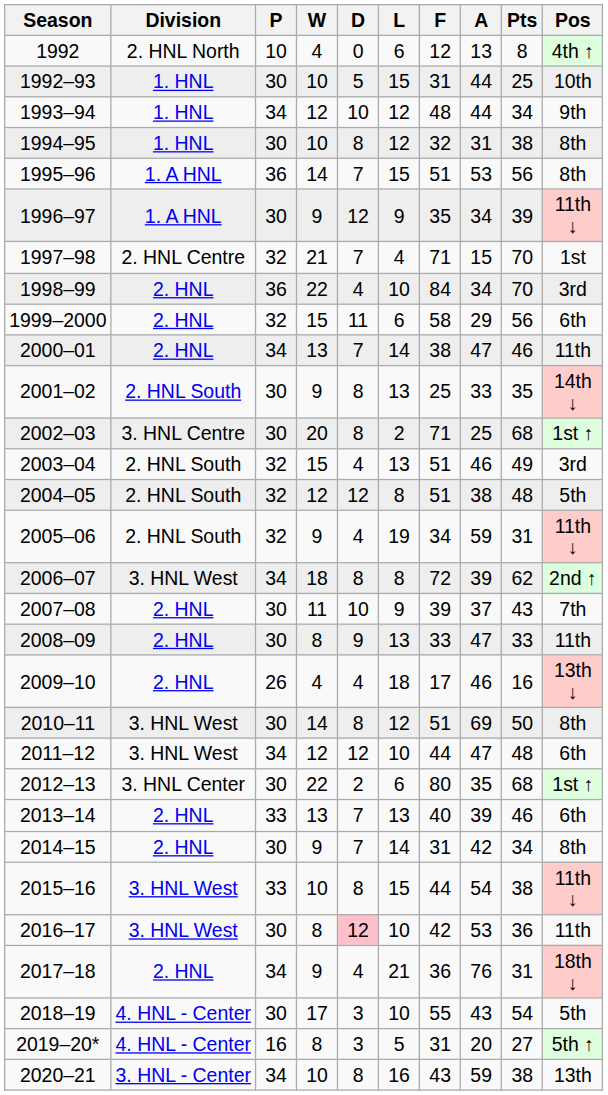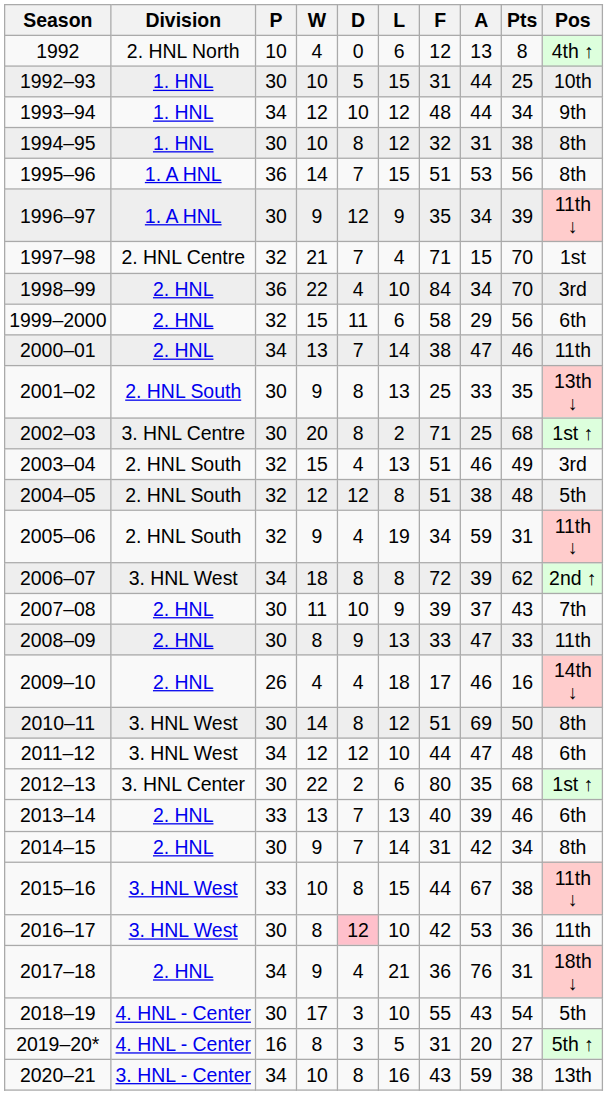(573, 392) 14th ↓ -> (573, 392) 13th ↓
(573, 682) 13th ↓ -> (573, 682) 14th ↓
(481, 888) 54 -> (481, 888) 67
